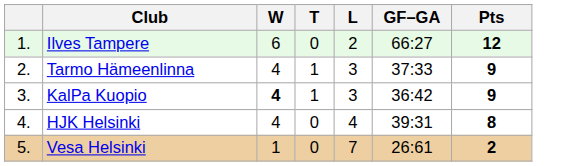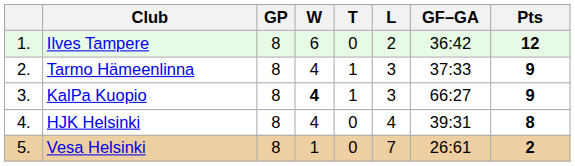+ column: (276, 17)
(412, 43) 66:27 -> (450, 43) 36:42
(412, 95) 36:42 -> (450, 95) 66:27
